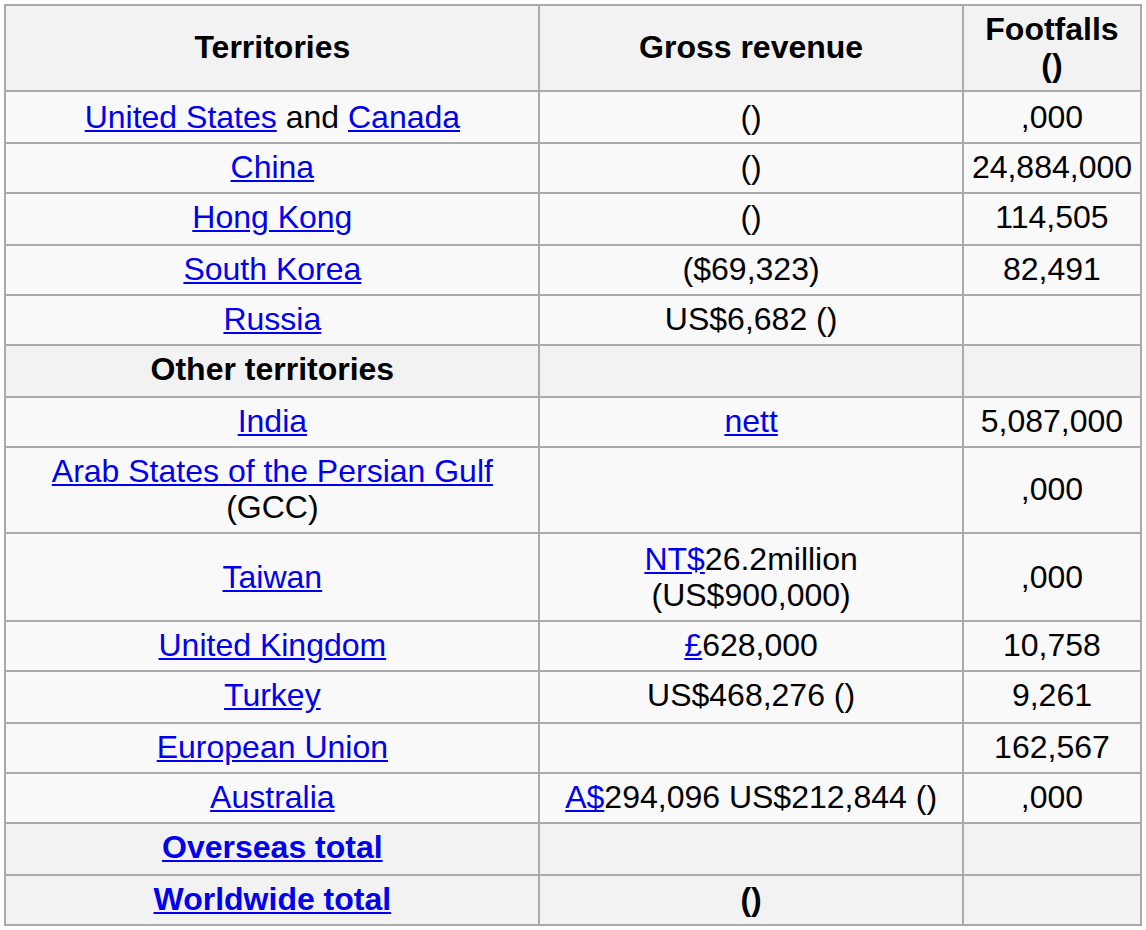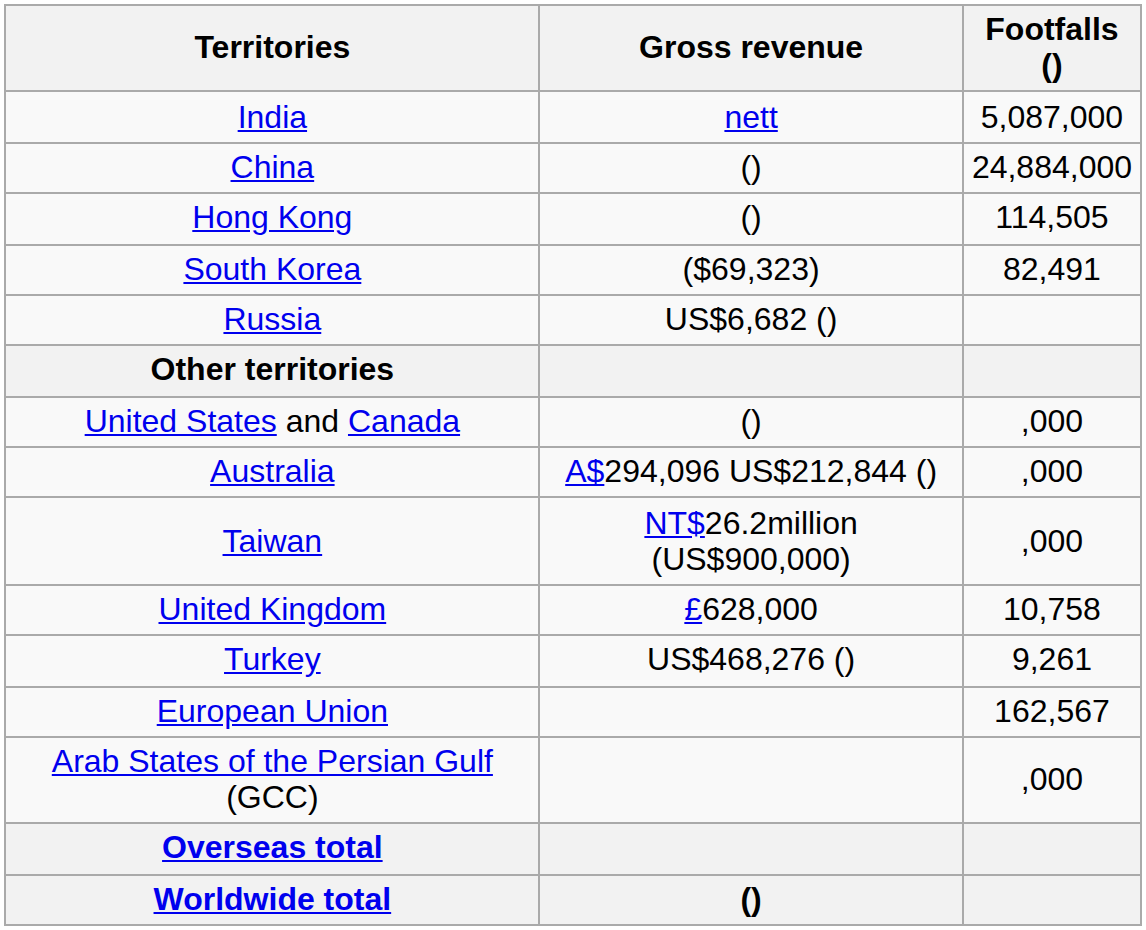rows swapped: (272, 421) <-> (272, 116)
rows swapped: (272, 489) <-> (272, 797)
